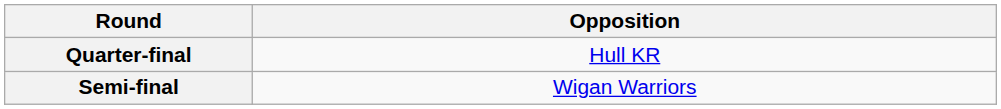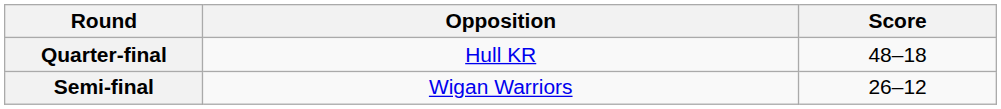+ column: (898, 21)
